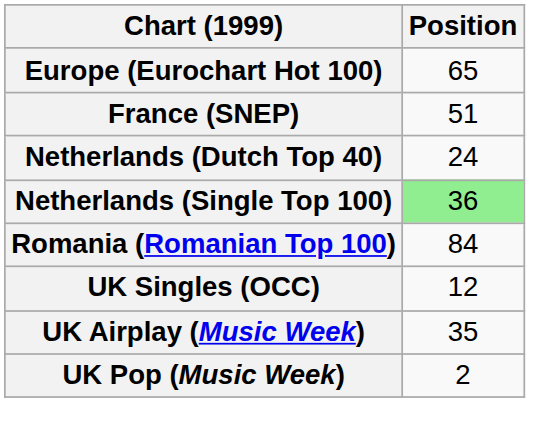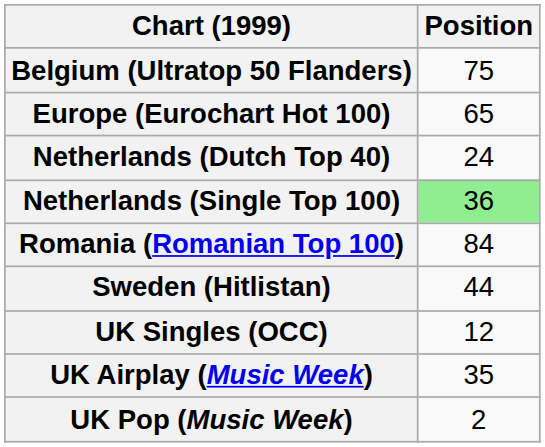+ row: (212, 69)
- row: (204, 113)
+ row: (212, 288)
